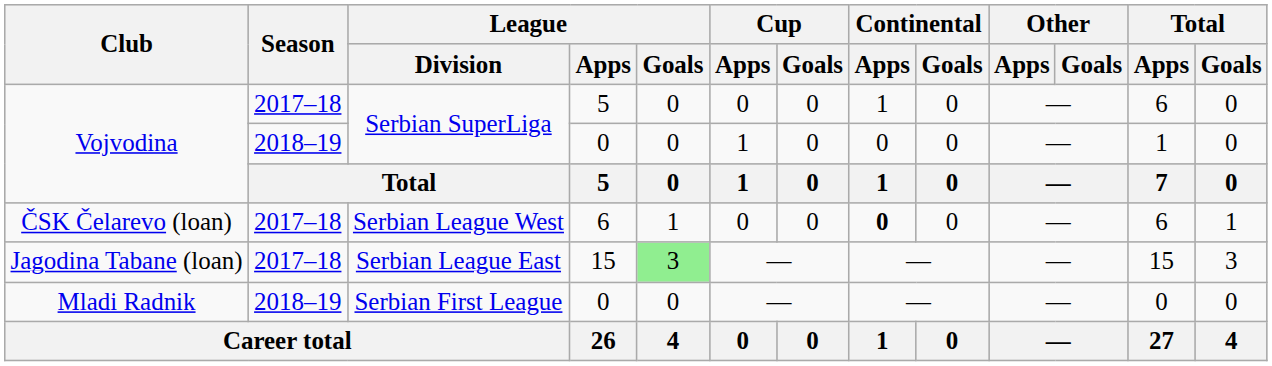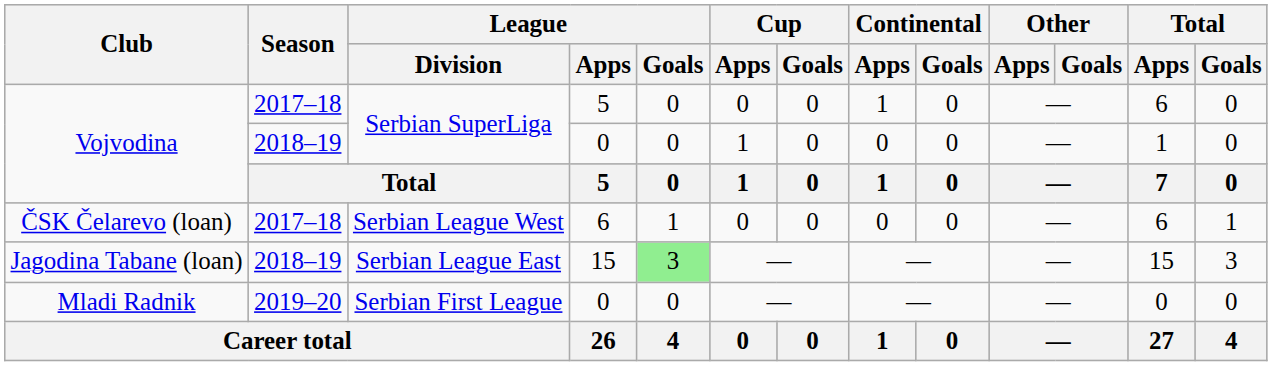(882, 222) bold -> (882, 222) normal
(298, 261) 2017–18 -> (298, 261) 2018–19
(298, 301) 2018–19 -> (298, 301) 2019–20
